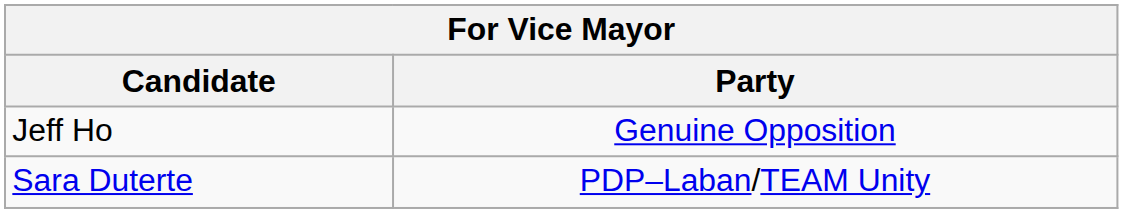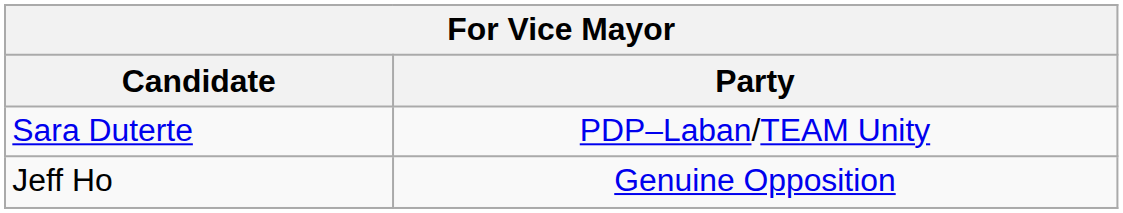rows swapped: (103, 181) <-> (62, 130)
